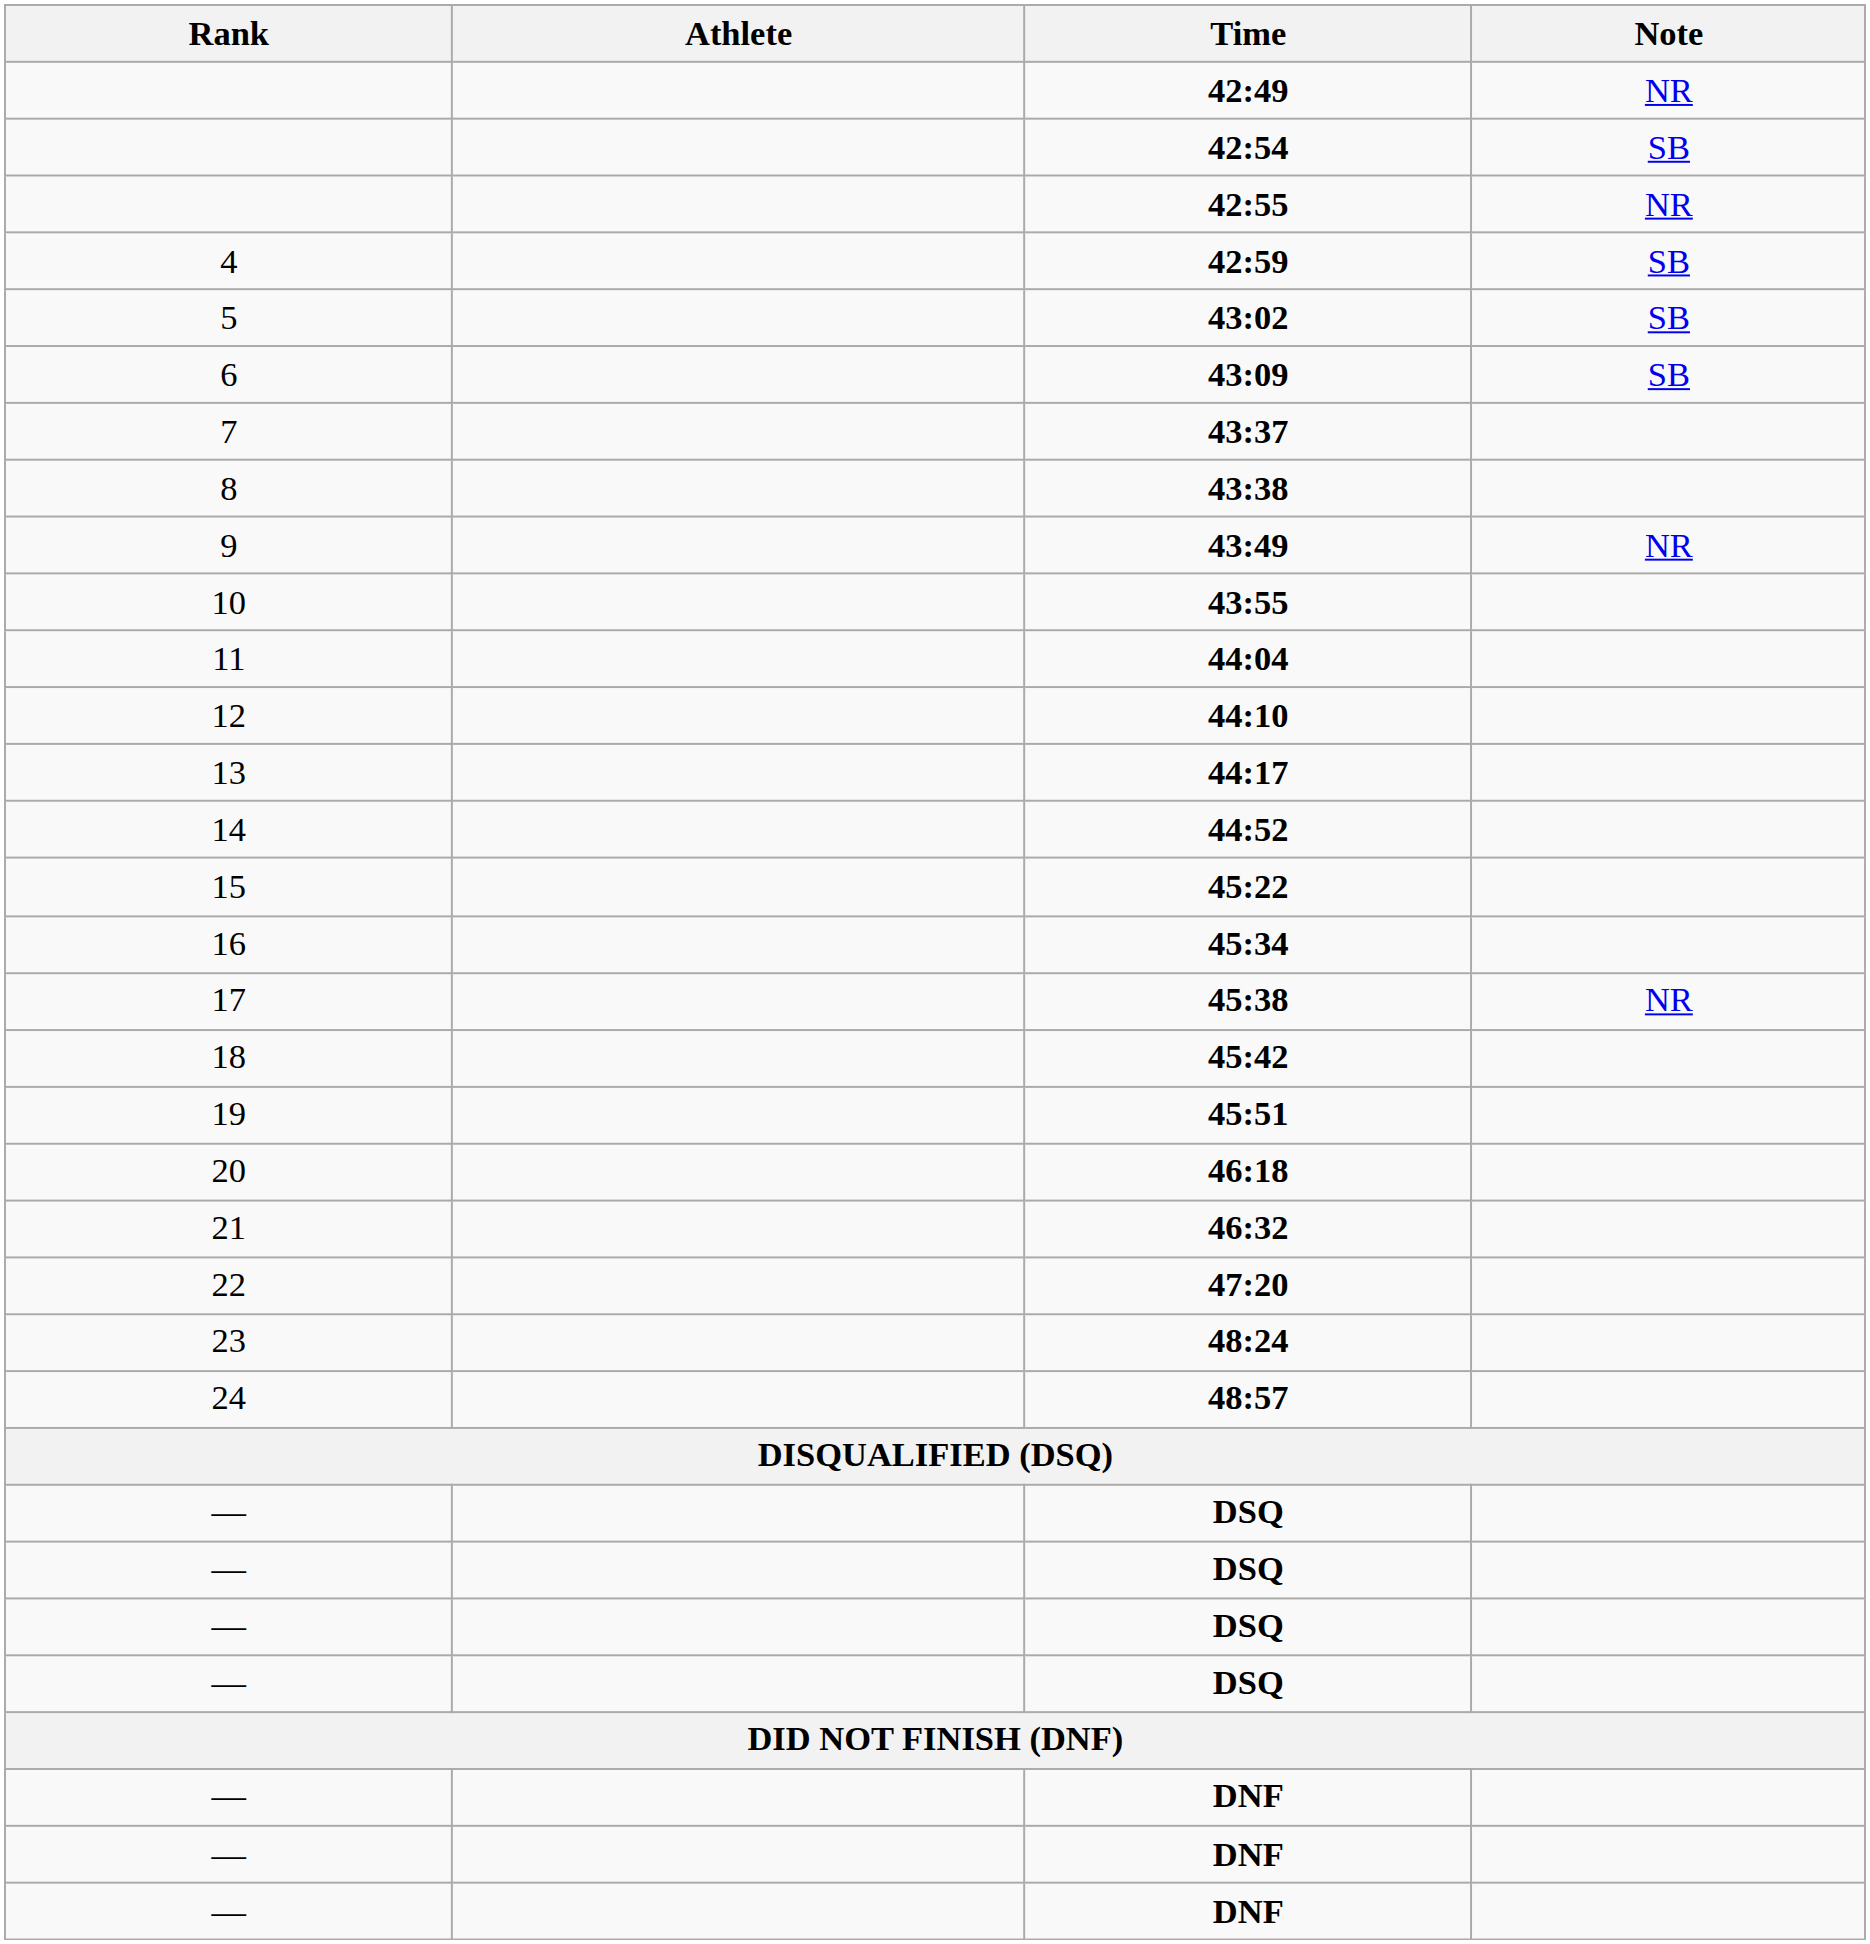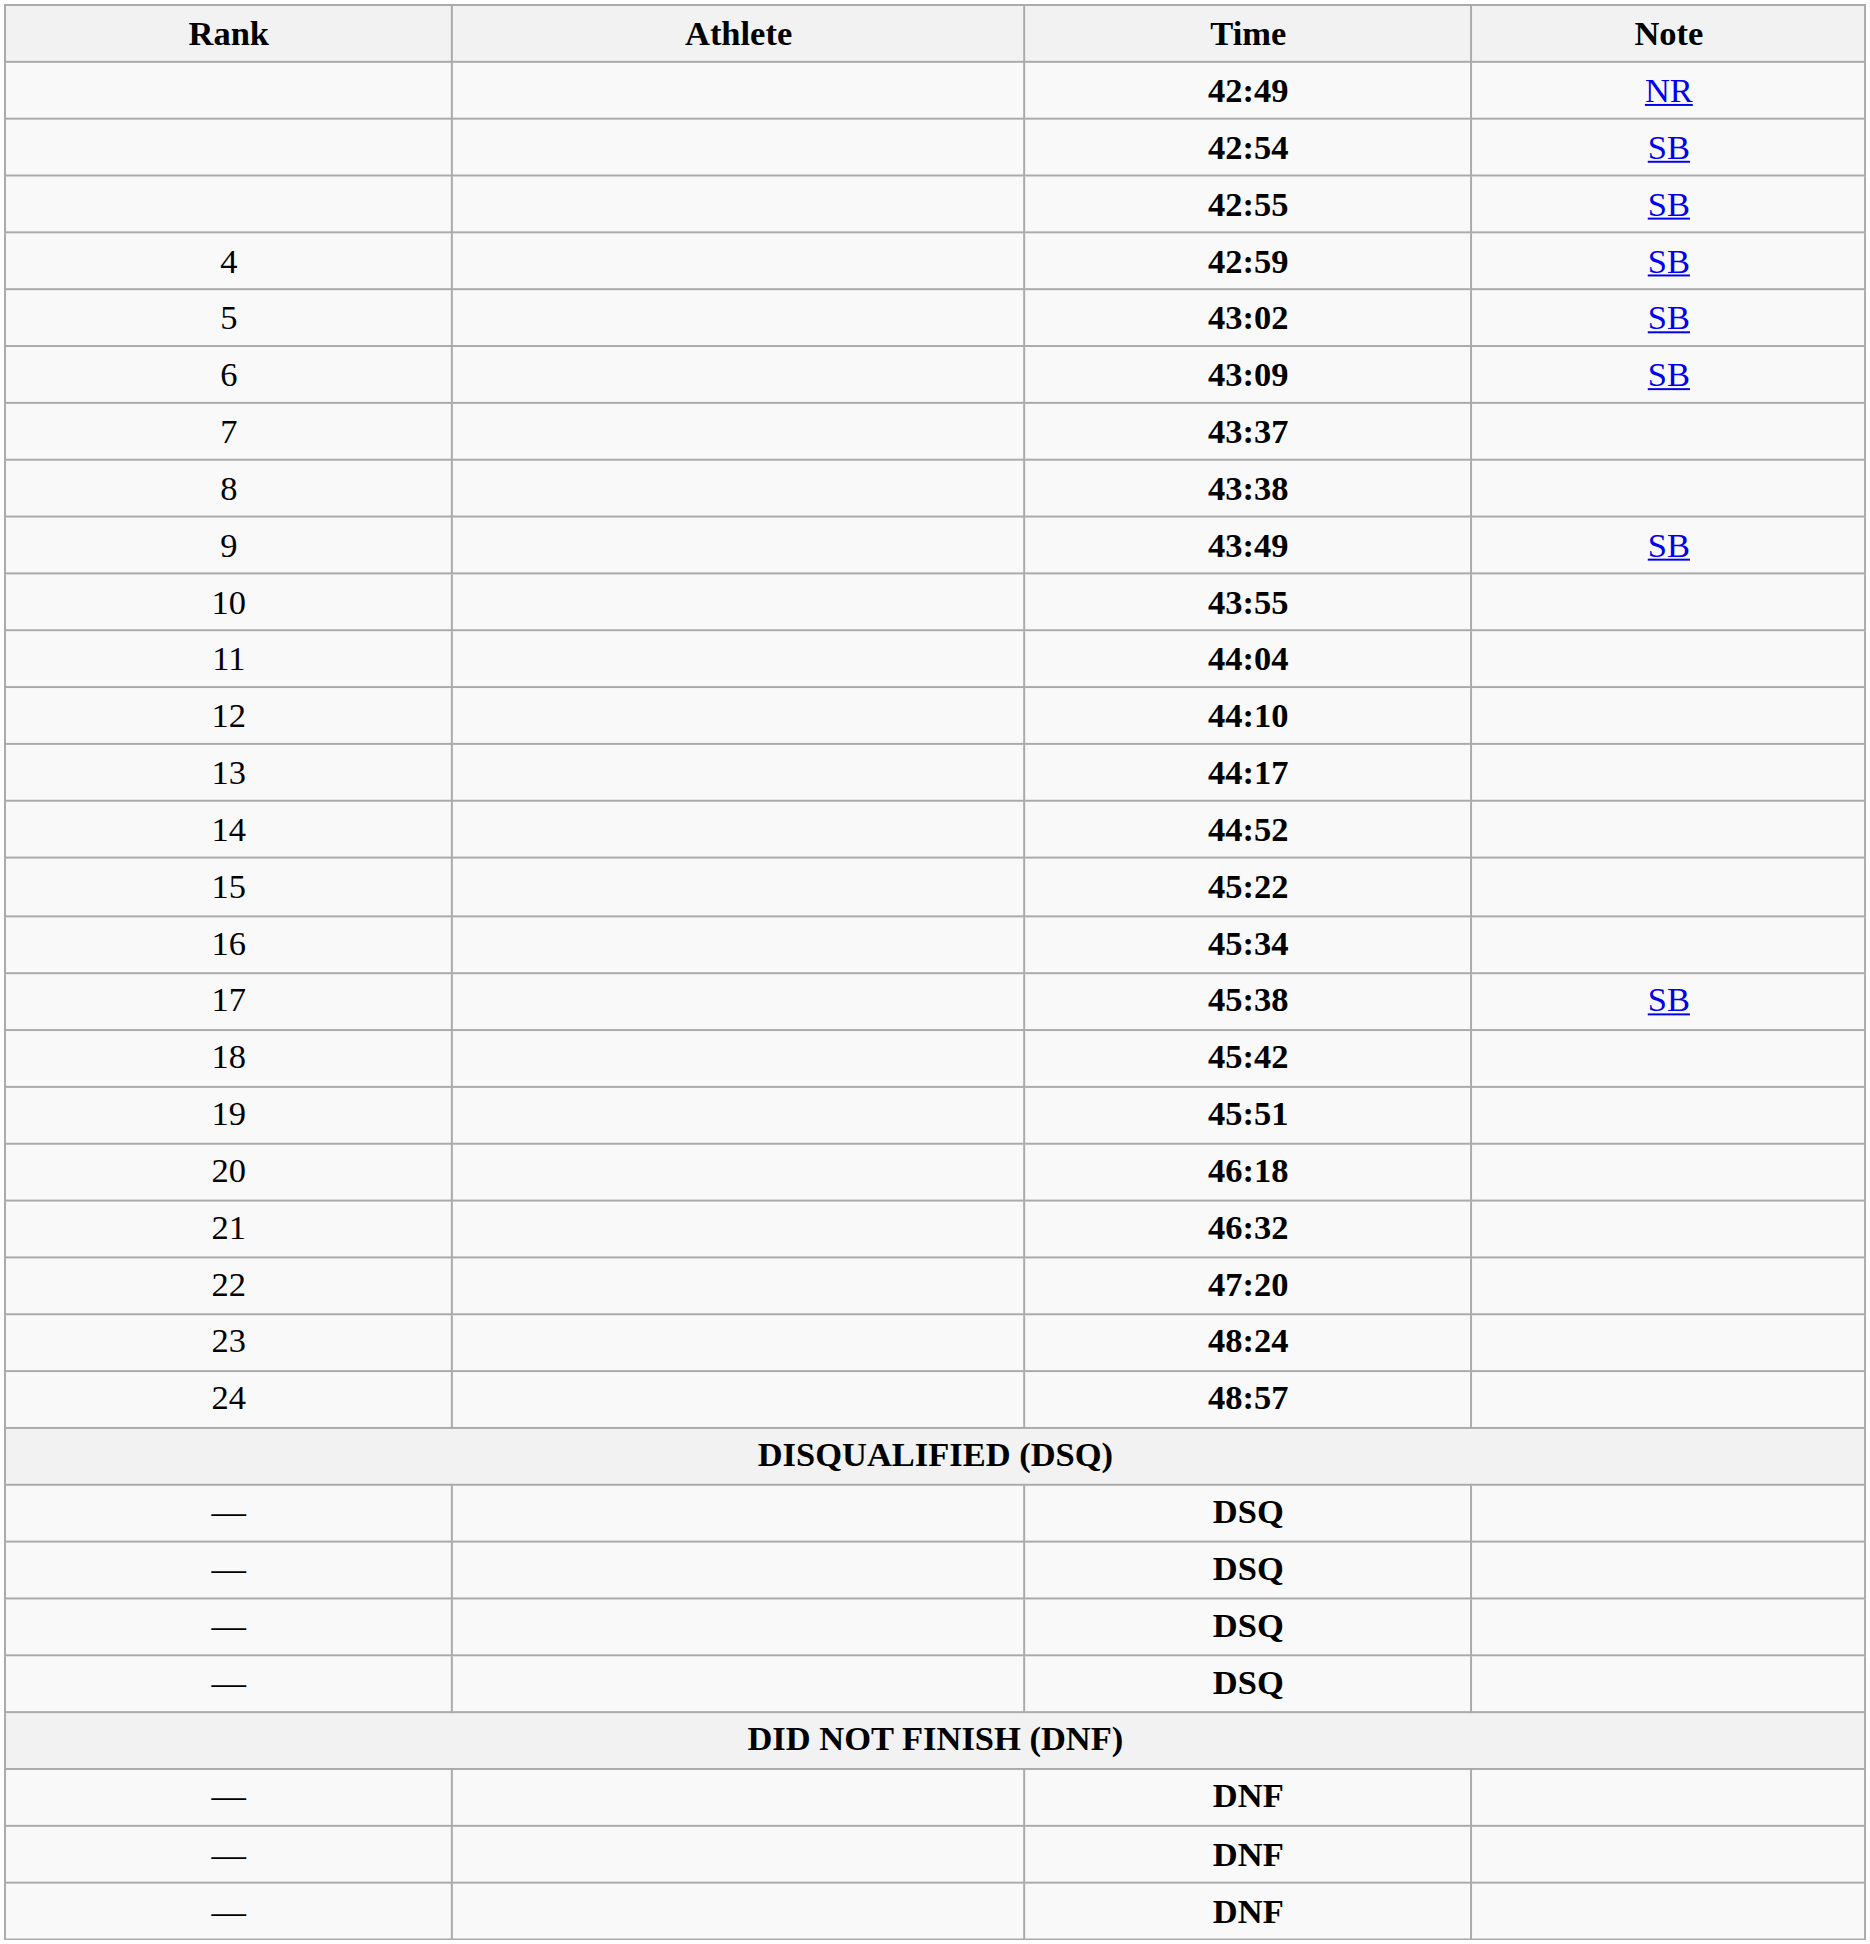(1669, 203) NR -> (1669, 203) SB
(1669, 544) NR -> (1669, 544) SB
(1669, 999) NR -> (1669, 999) SB
